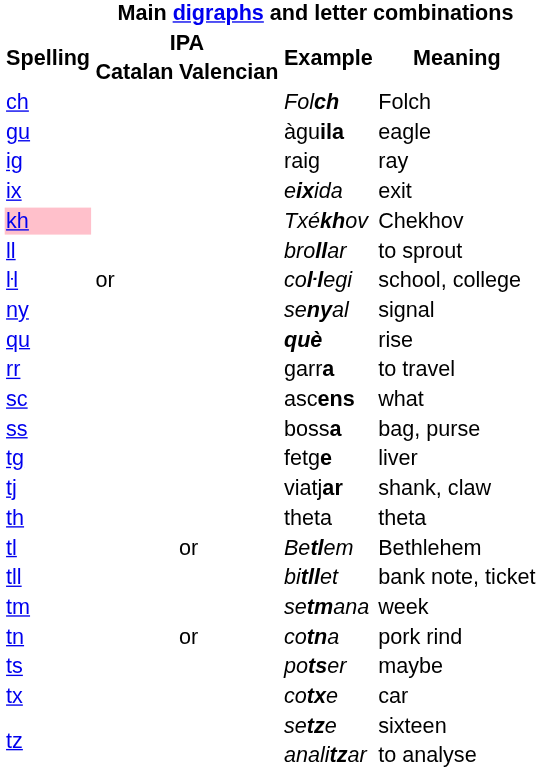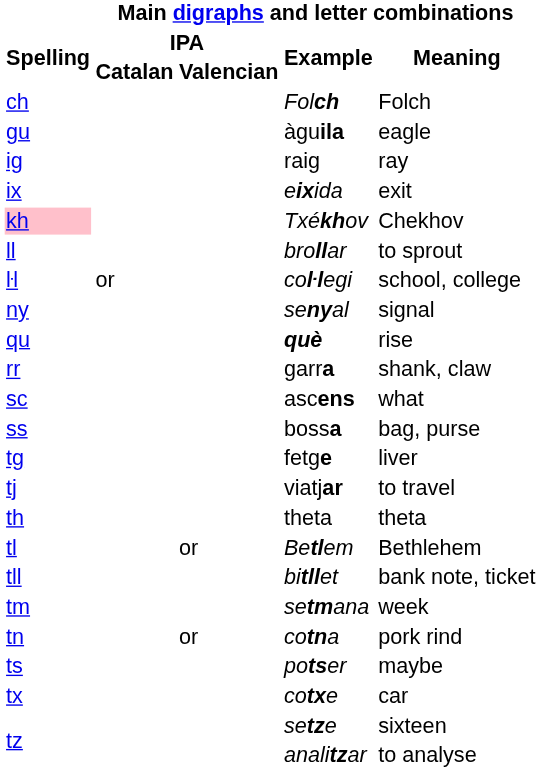(417, 369) to travel -> (435, 369) shank, claw
(435, 488) shank, claw -> (417, 488) to travel
